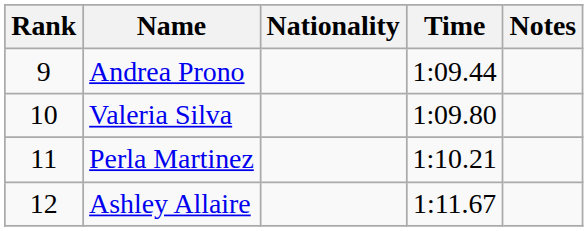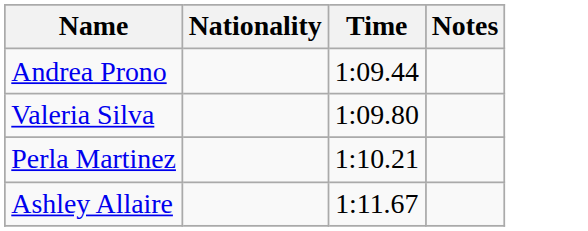- column: (44, 26)
